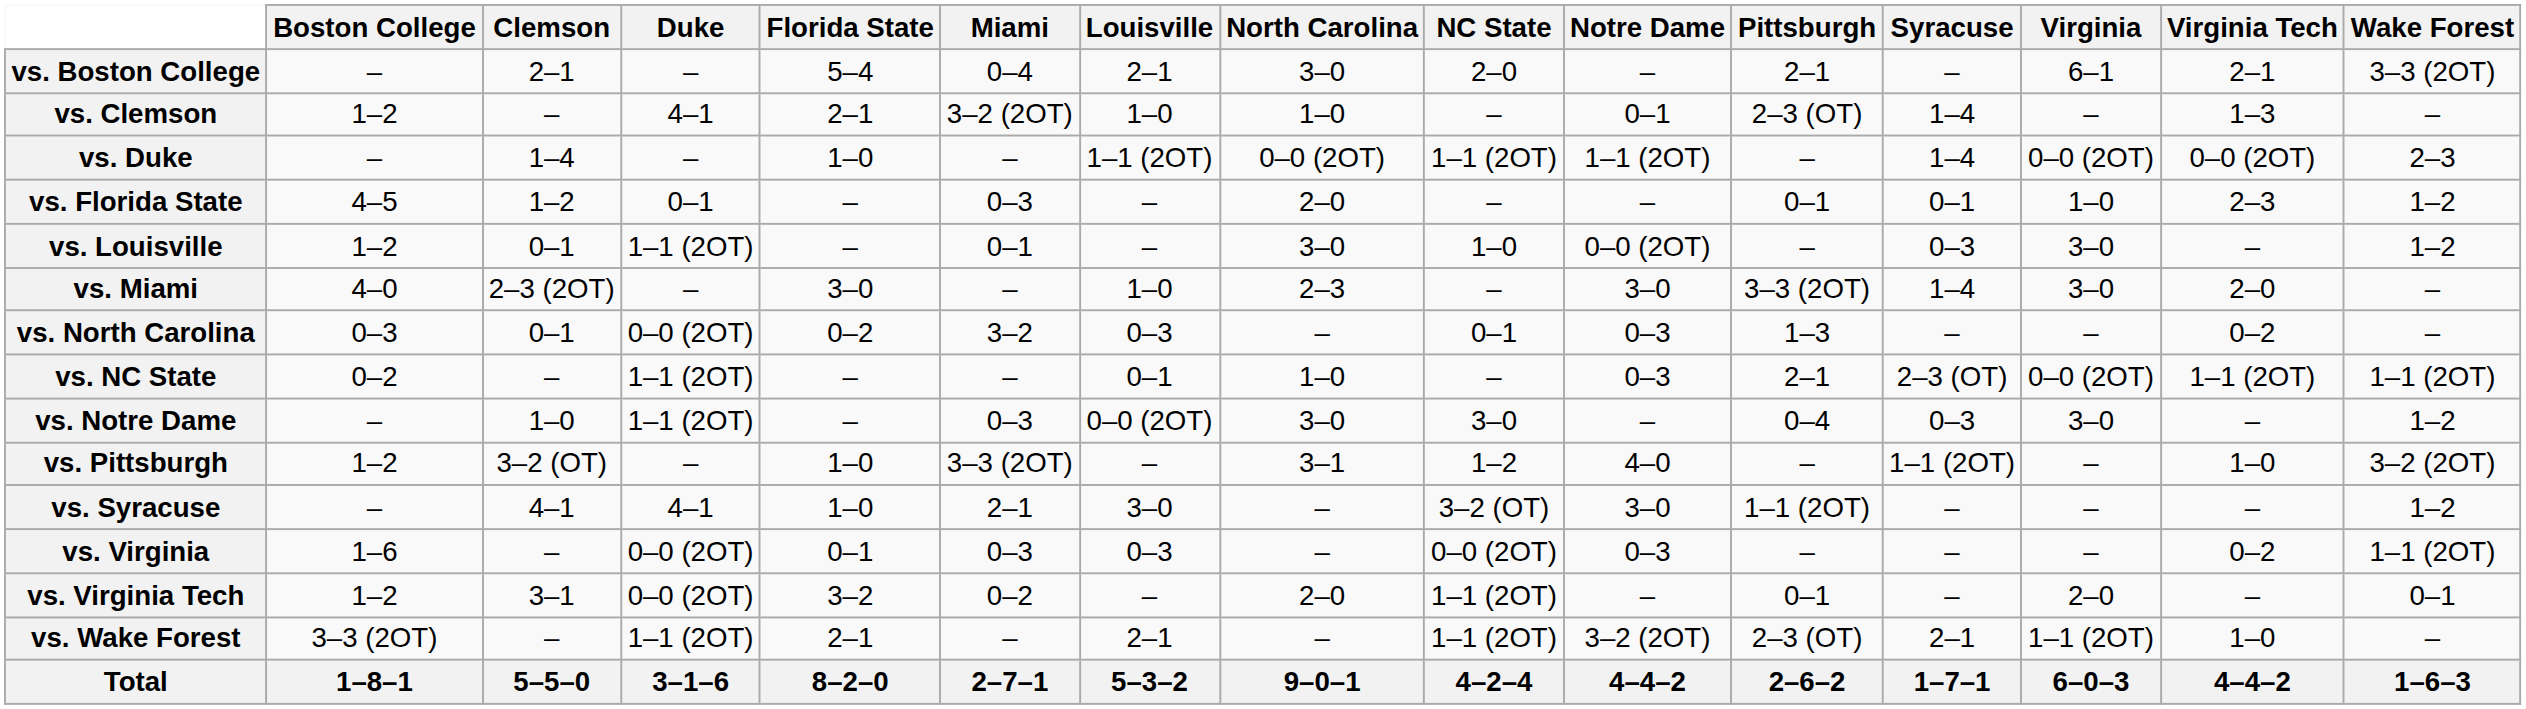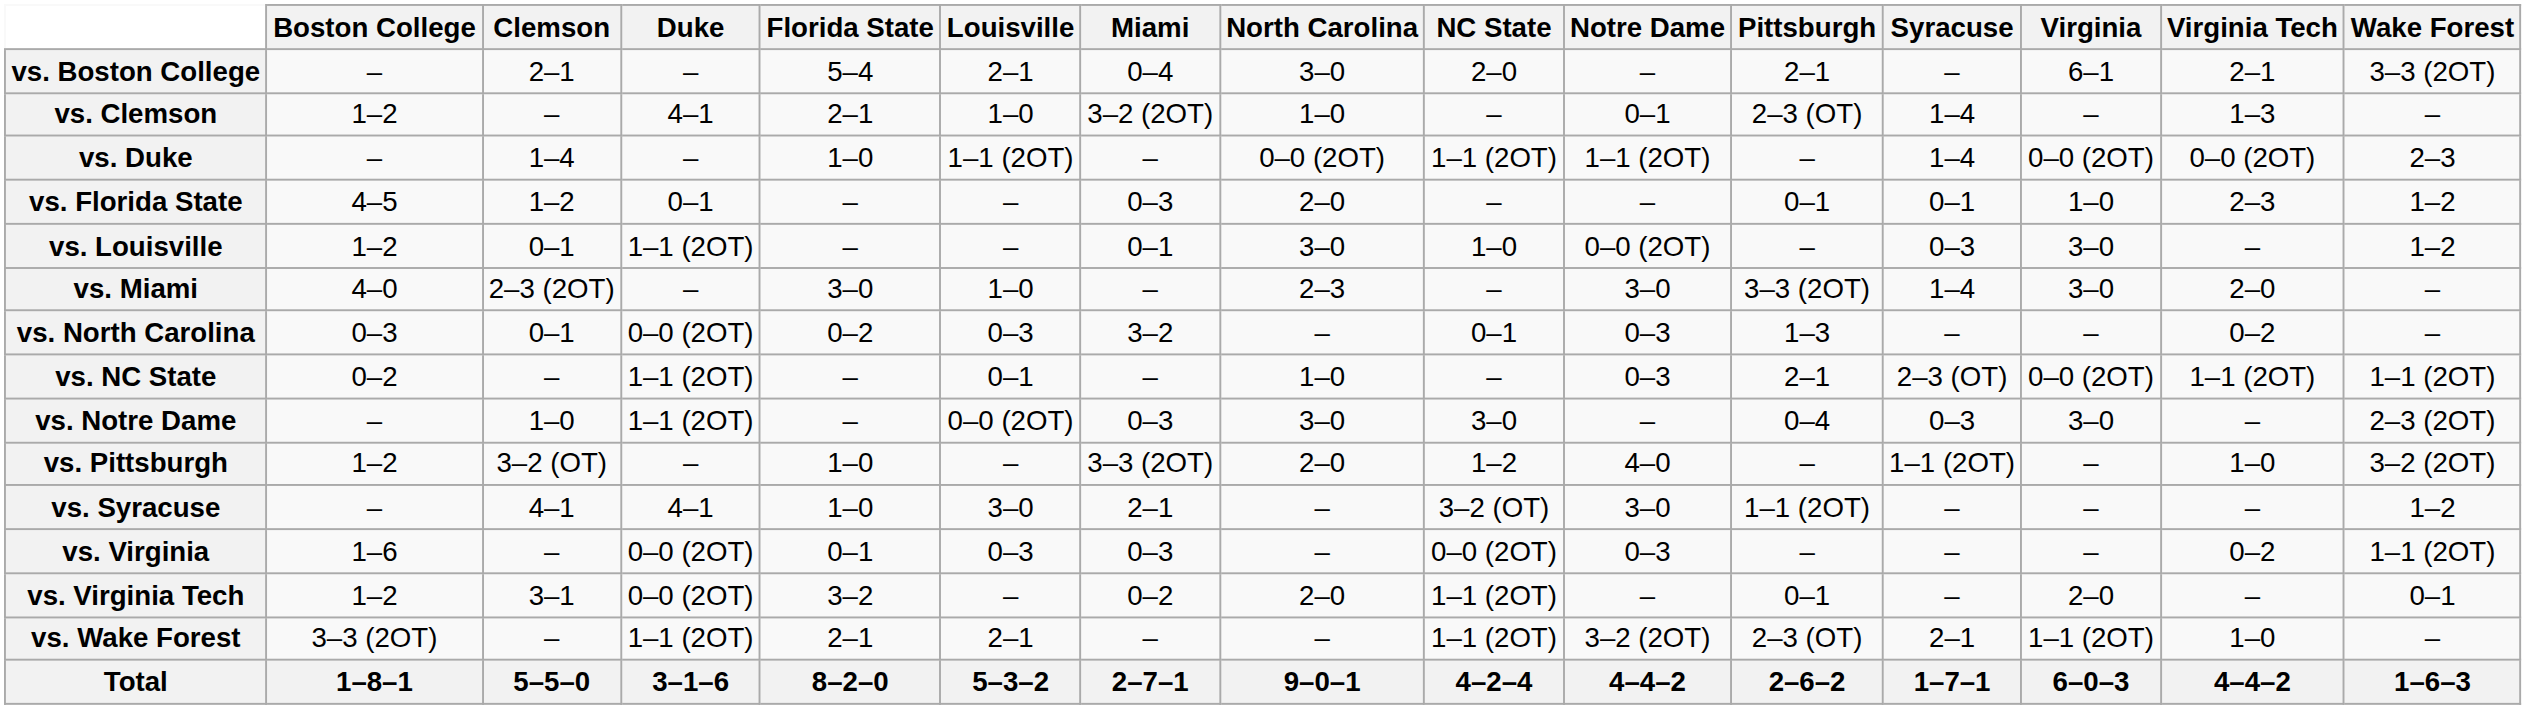columns swapped: (1149, 27) <-> (1010, 27)
(2432, 420) 1–2 -> (2432, 420) 2–3 (2OT)
(1322, 464) 3–1 -> (1322, 464) 2–0
